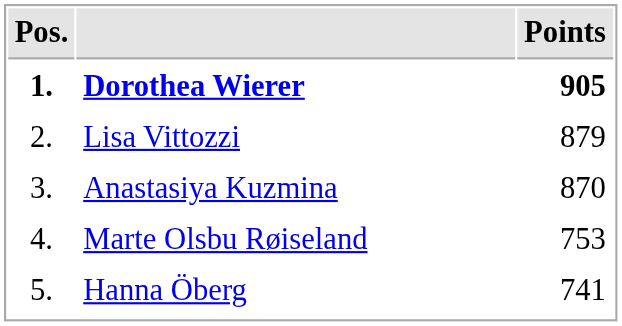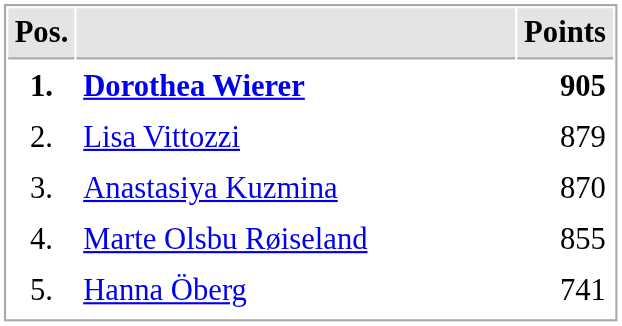(583, 238) 753 -> (583, 238) 855
